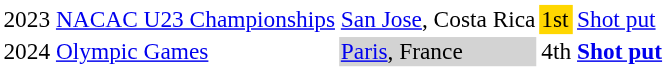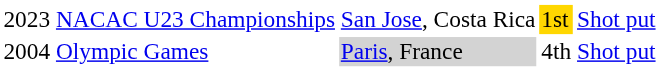(27, 51) 2024 -> (27, 51) 2004
(620, 51) bold -> (616, 51) normal
